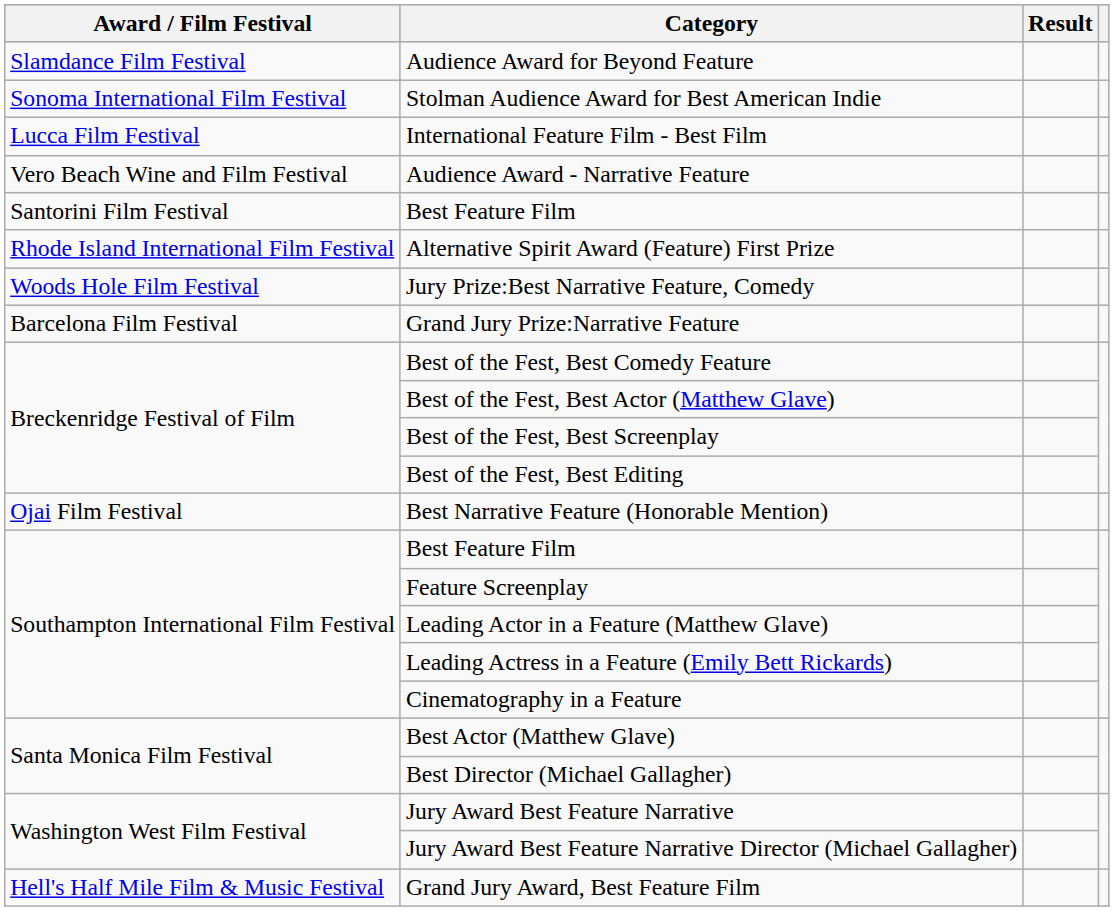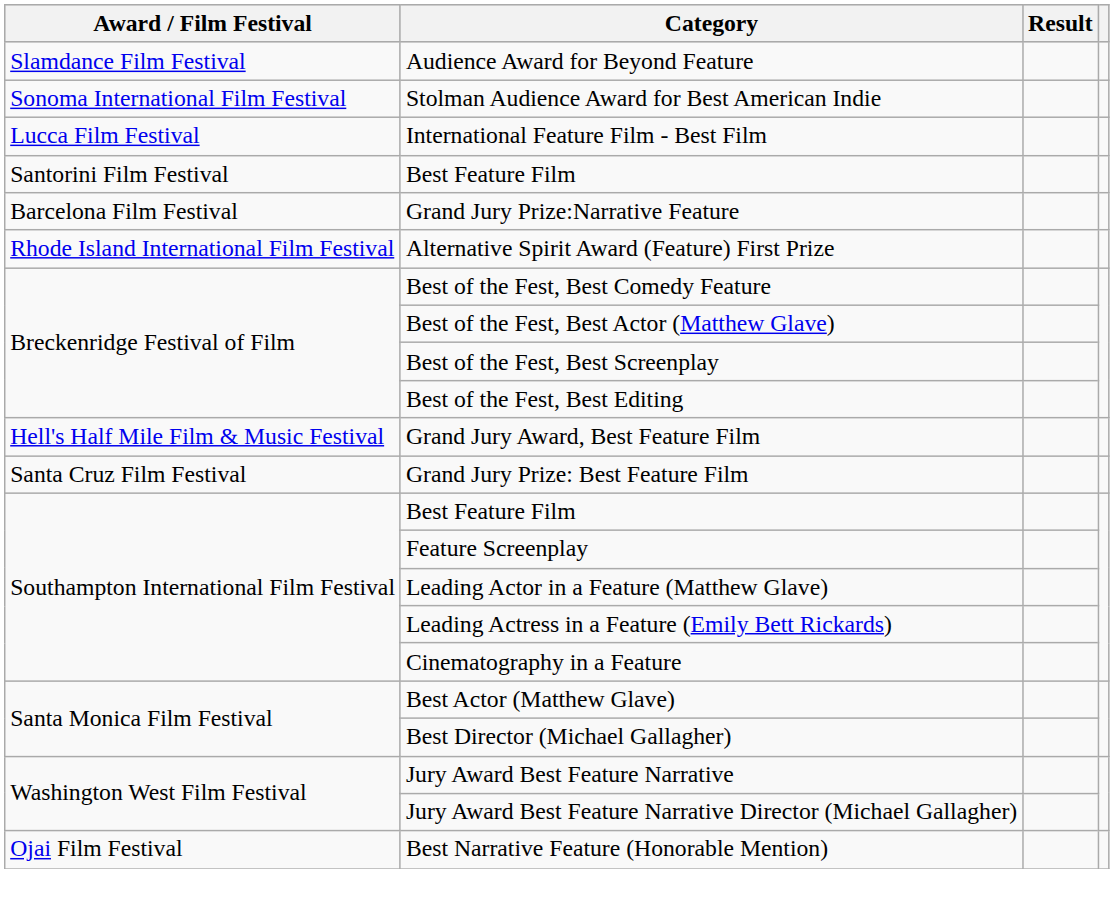- row: (179, 173)
rows swapped: (124, 323) <-> (202, 248)
- row: (135, 286)
rows swapped: (197, 887) <-> (96, 511)
+ row: (128, 473)
